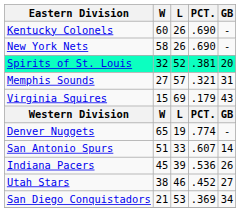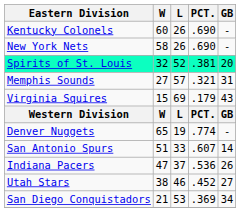(162, 165) 45 -> (162, 165) 47
(180, 165) 39 -> (180, 165) 37
